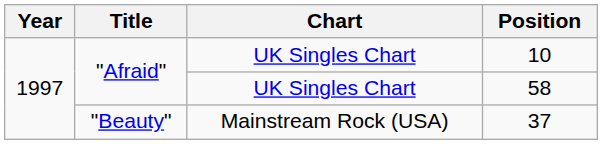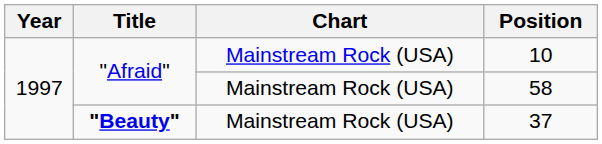(335, 54) UK Singles Chart -> (340, 54) Mainstream Rock (USA)
(335, 88) UK Singles Chart -> (340, 88) Mainstream Rock (USA)
(131, 121) normal -> (135, 121) bold
